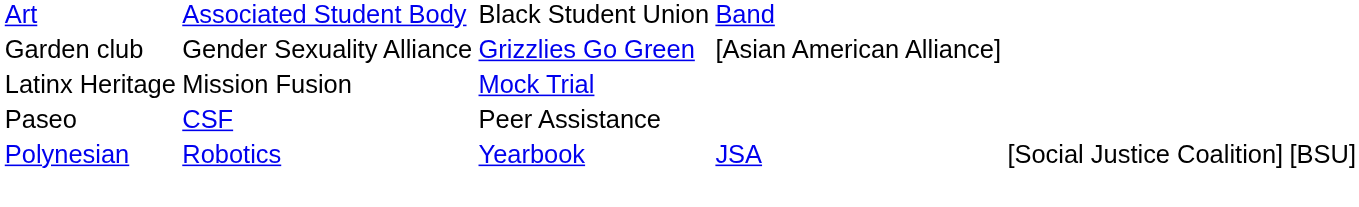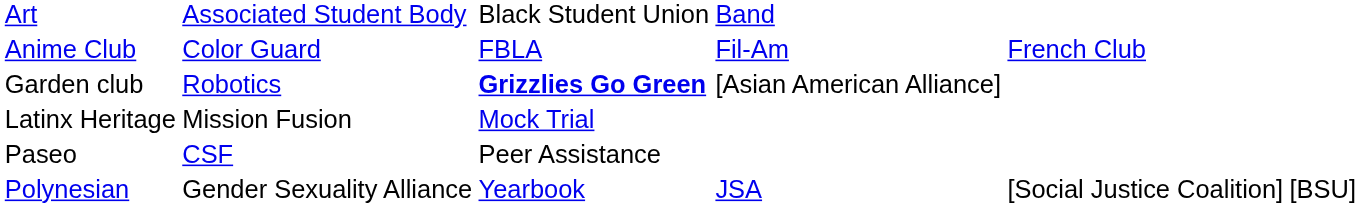+ row: (71, 49)
(327, 49) Gender Sexuality Alliance -> (232, 84) Robotics
(587, 49) normal -> (592, 84) bold
(232, 154) Robotics -> (327, 189) Gender Sexuality Alliance
